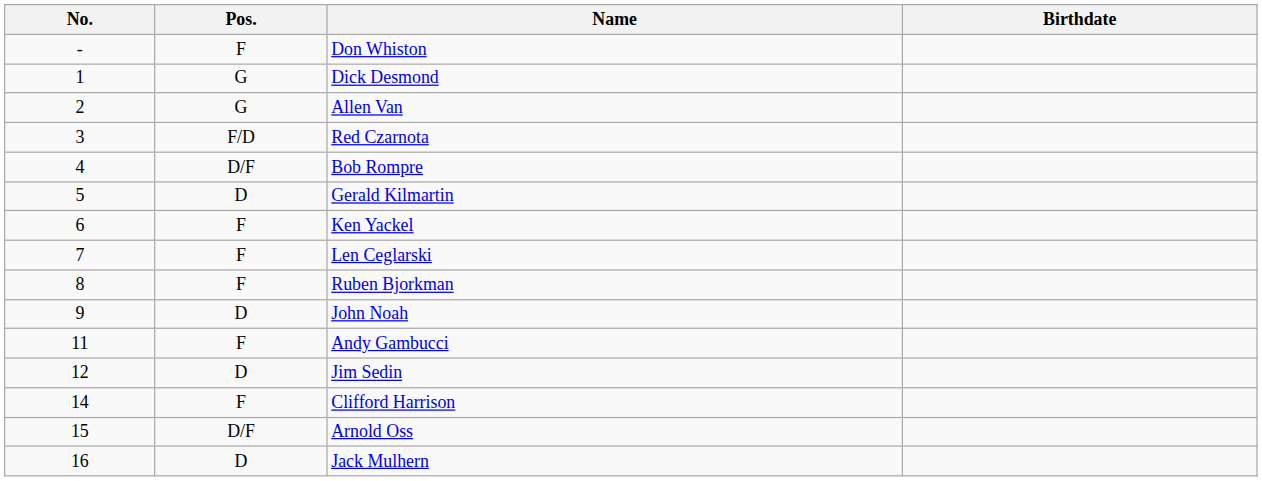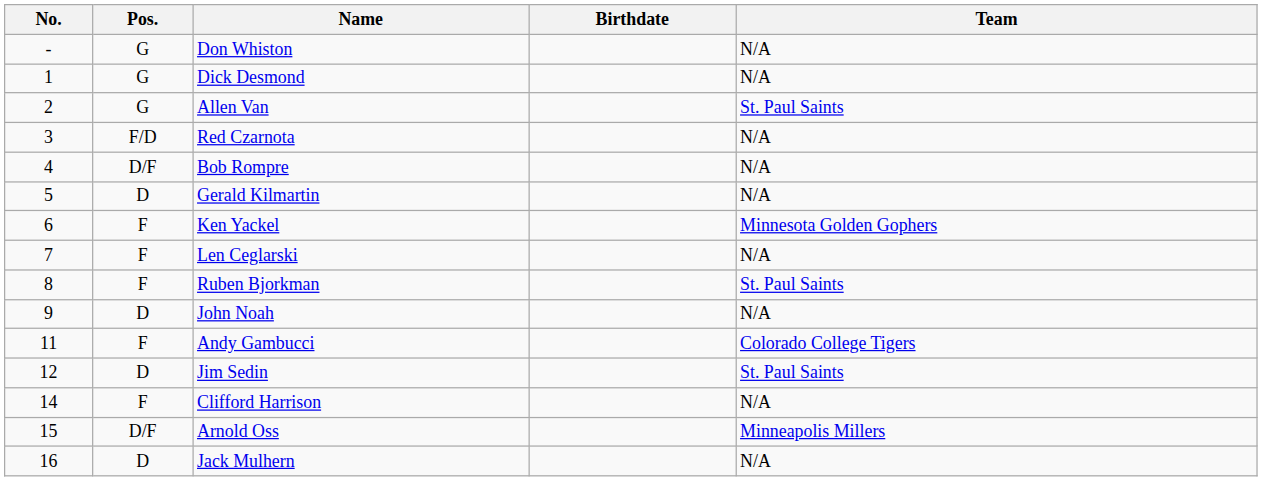+ column: (997, 19)
(241, 49) F -> (143, 49) G
